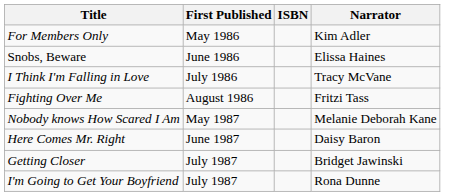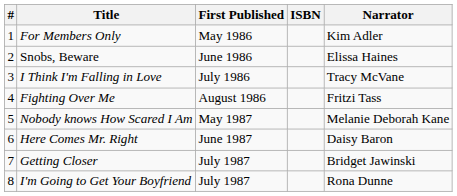+ column: (11, 14)
